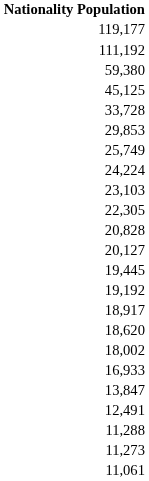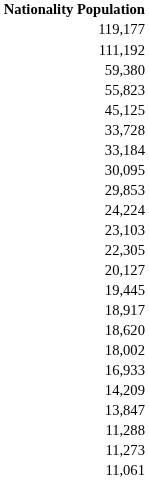+ row: (125, 90)
+ row: (125, 150)
+ row: (125, 170)
- row: (125, 150)
- row: (125, 230)
- row: (125, 290)
+ row: (125, 390)
- row: (125, 410)
